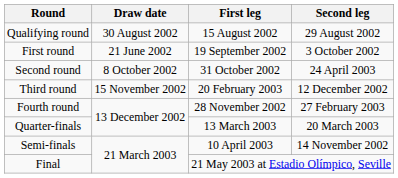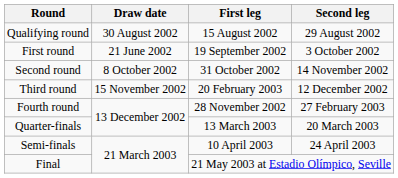(343, 70) 24 April 2003 -> (343, 70) 14 November 2002
(343, 145) 14 November 2002 -> (343, 145) 24 April 2003
